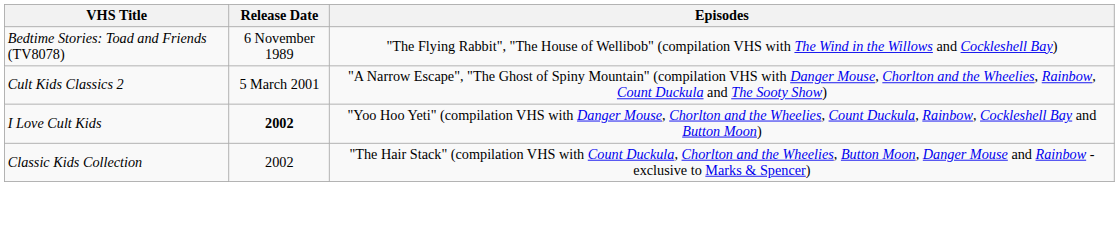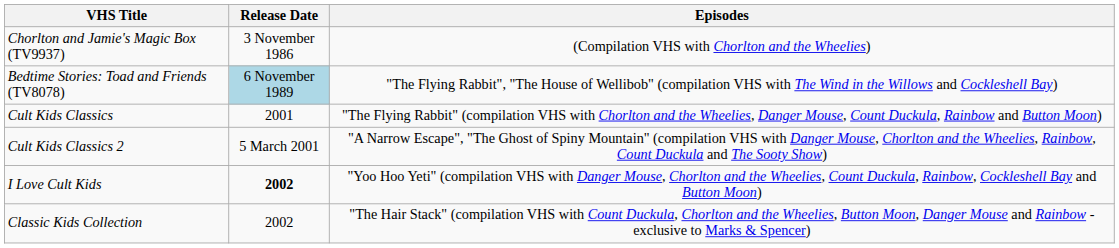+ row: (102, 46)
(279, 46) no background -> (279, 84) lightblue background
+ row: (60, 115)
